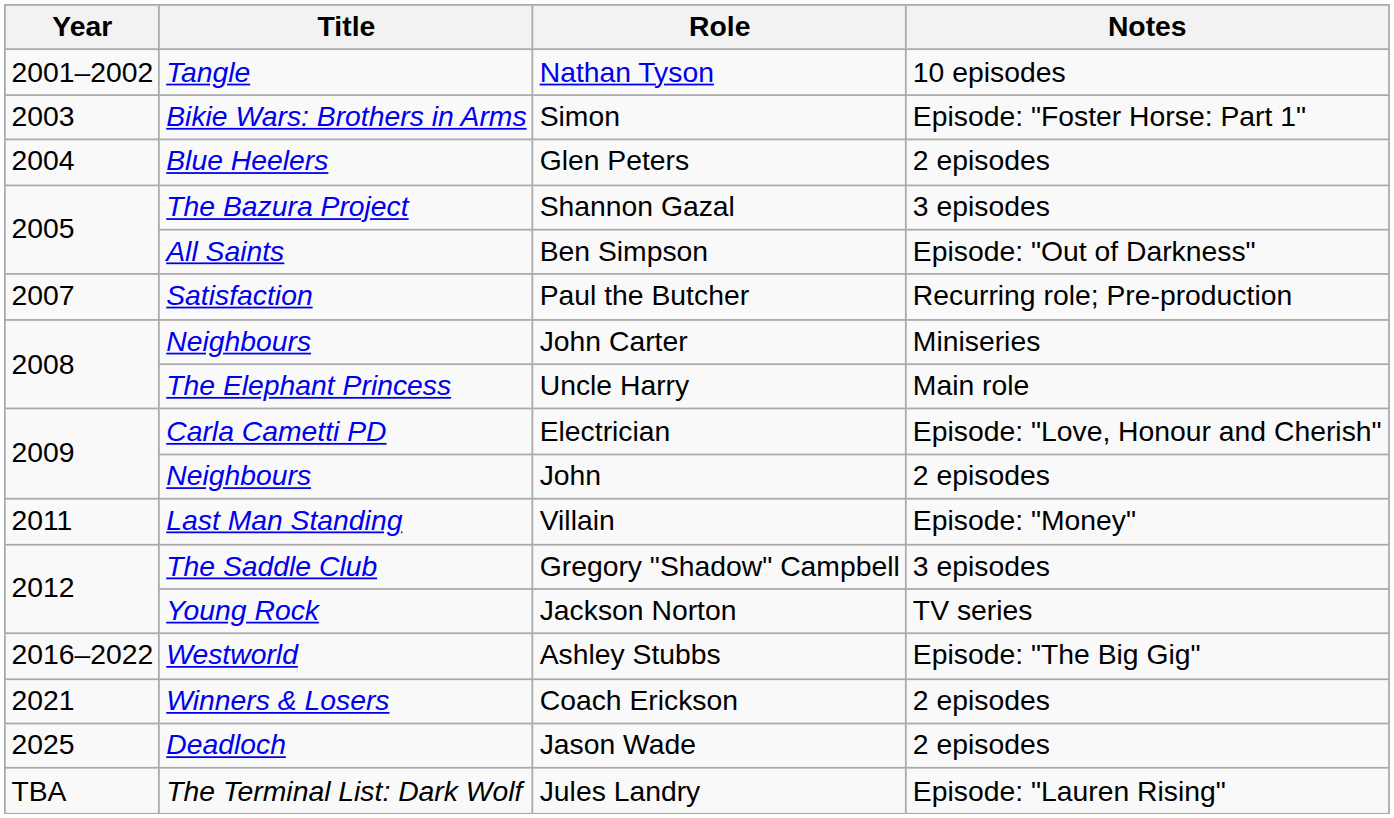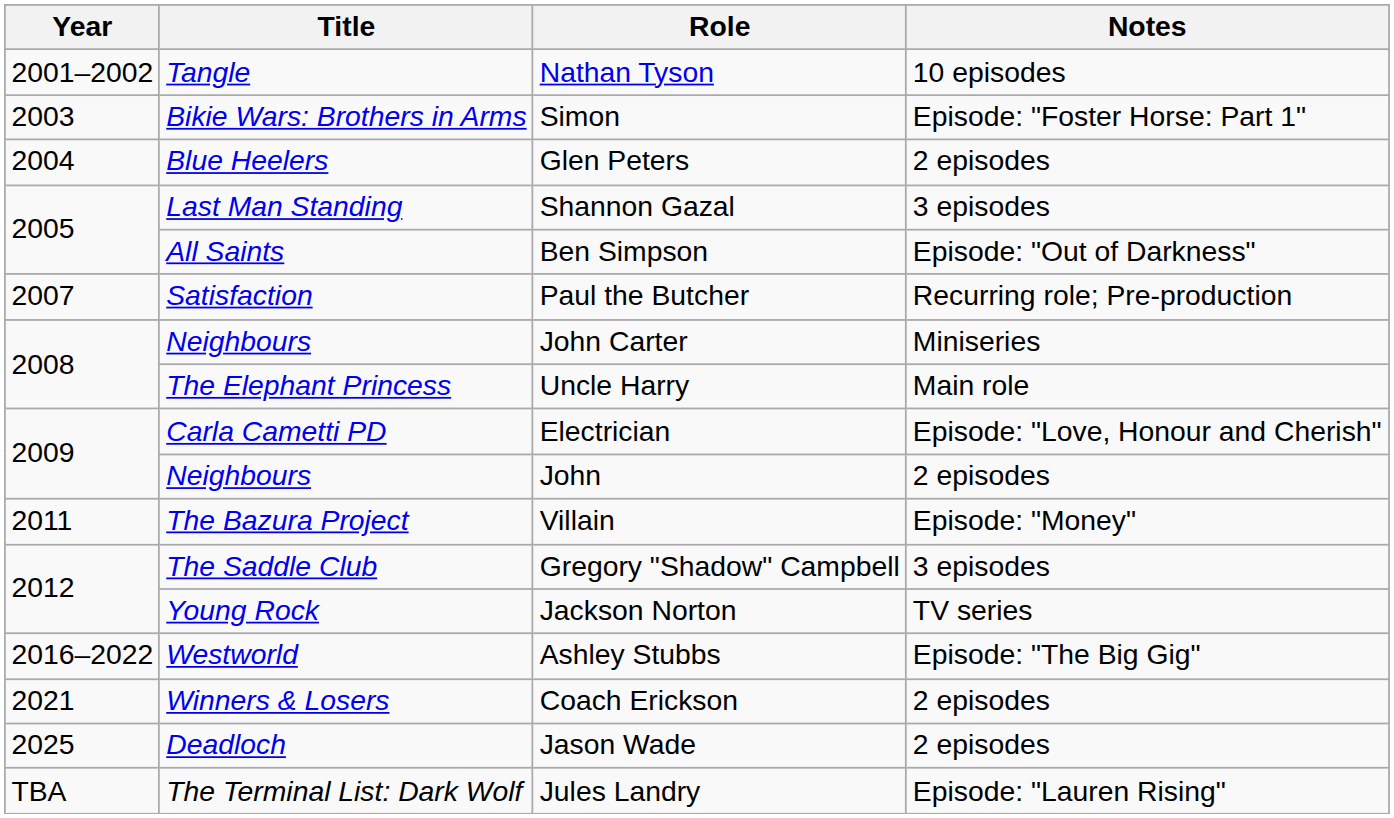(287, 206) The Bazura Project -> (284, 206) Last Man Standing
(284, 521) Last Man Standing -> (287, 521) The Bazura Project
